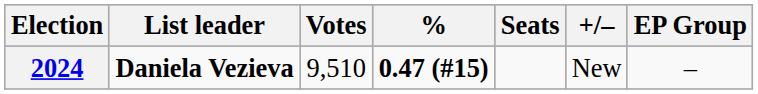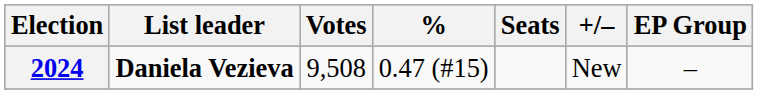(336, 67) 9,510 -> (336, 67) 9,508
(434, 67) bold -> (434, 67) normal
